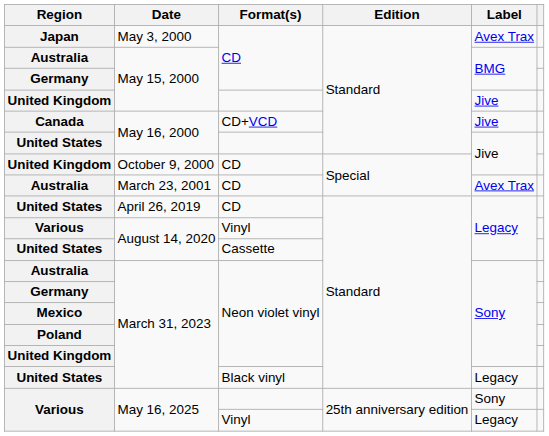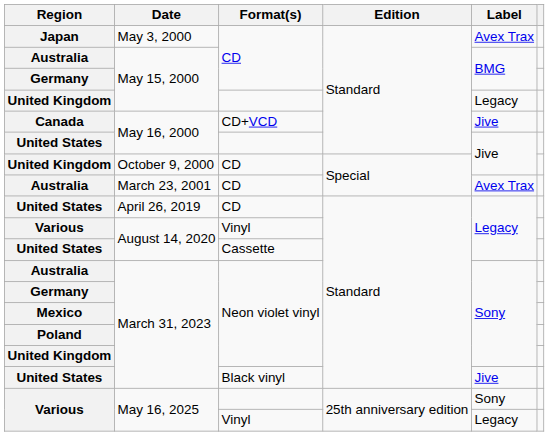(486, 100) Jive -> (496, 100) Legacy
(496, 377) Legacy -> (486, 377) Jive
